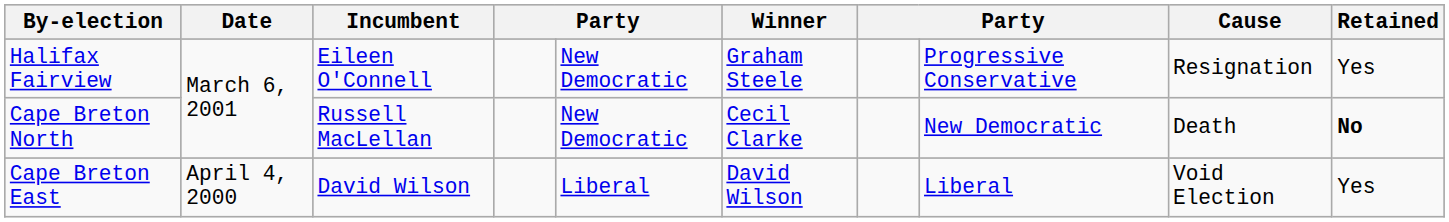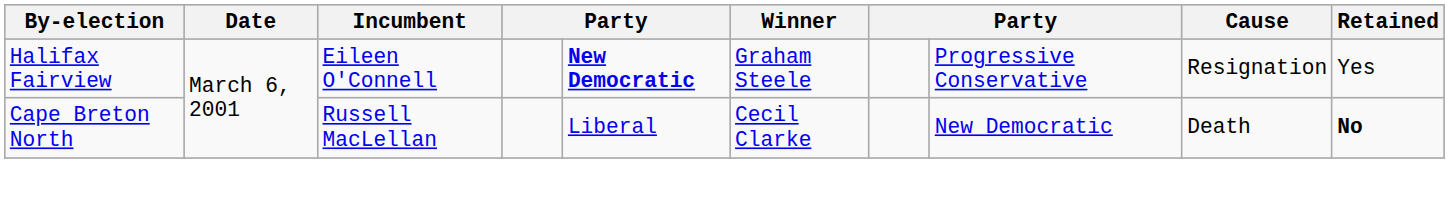(624, 69) normal -> (631, 69) bold
(624, 128) New Democratic -> (612, 128) Liberal
- row: (80, 187)
